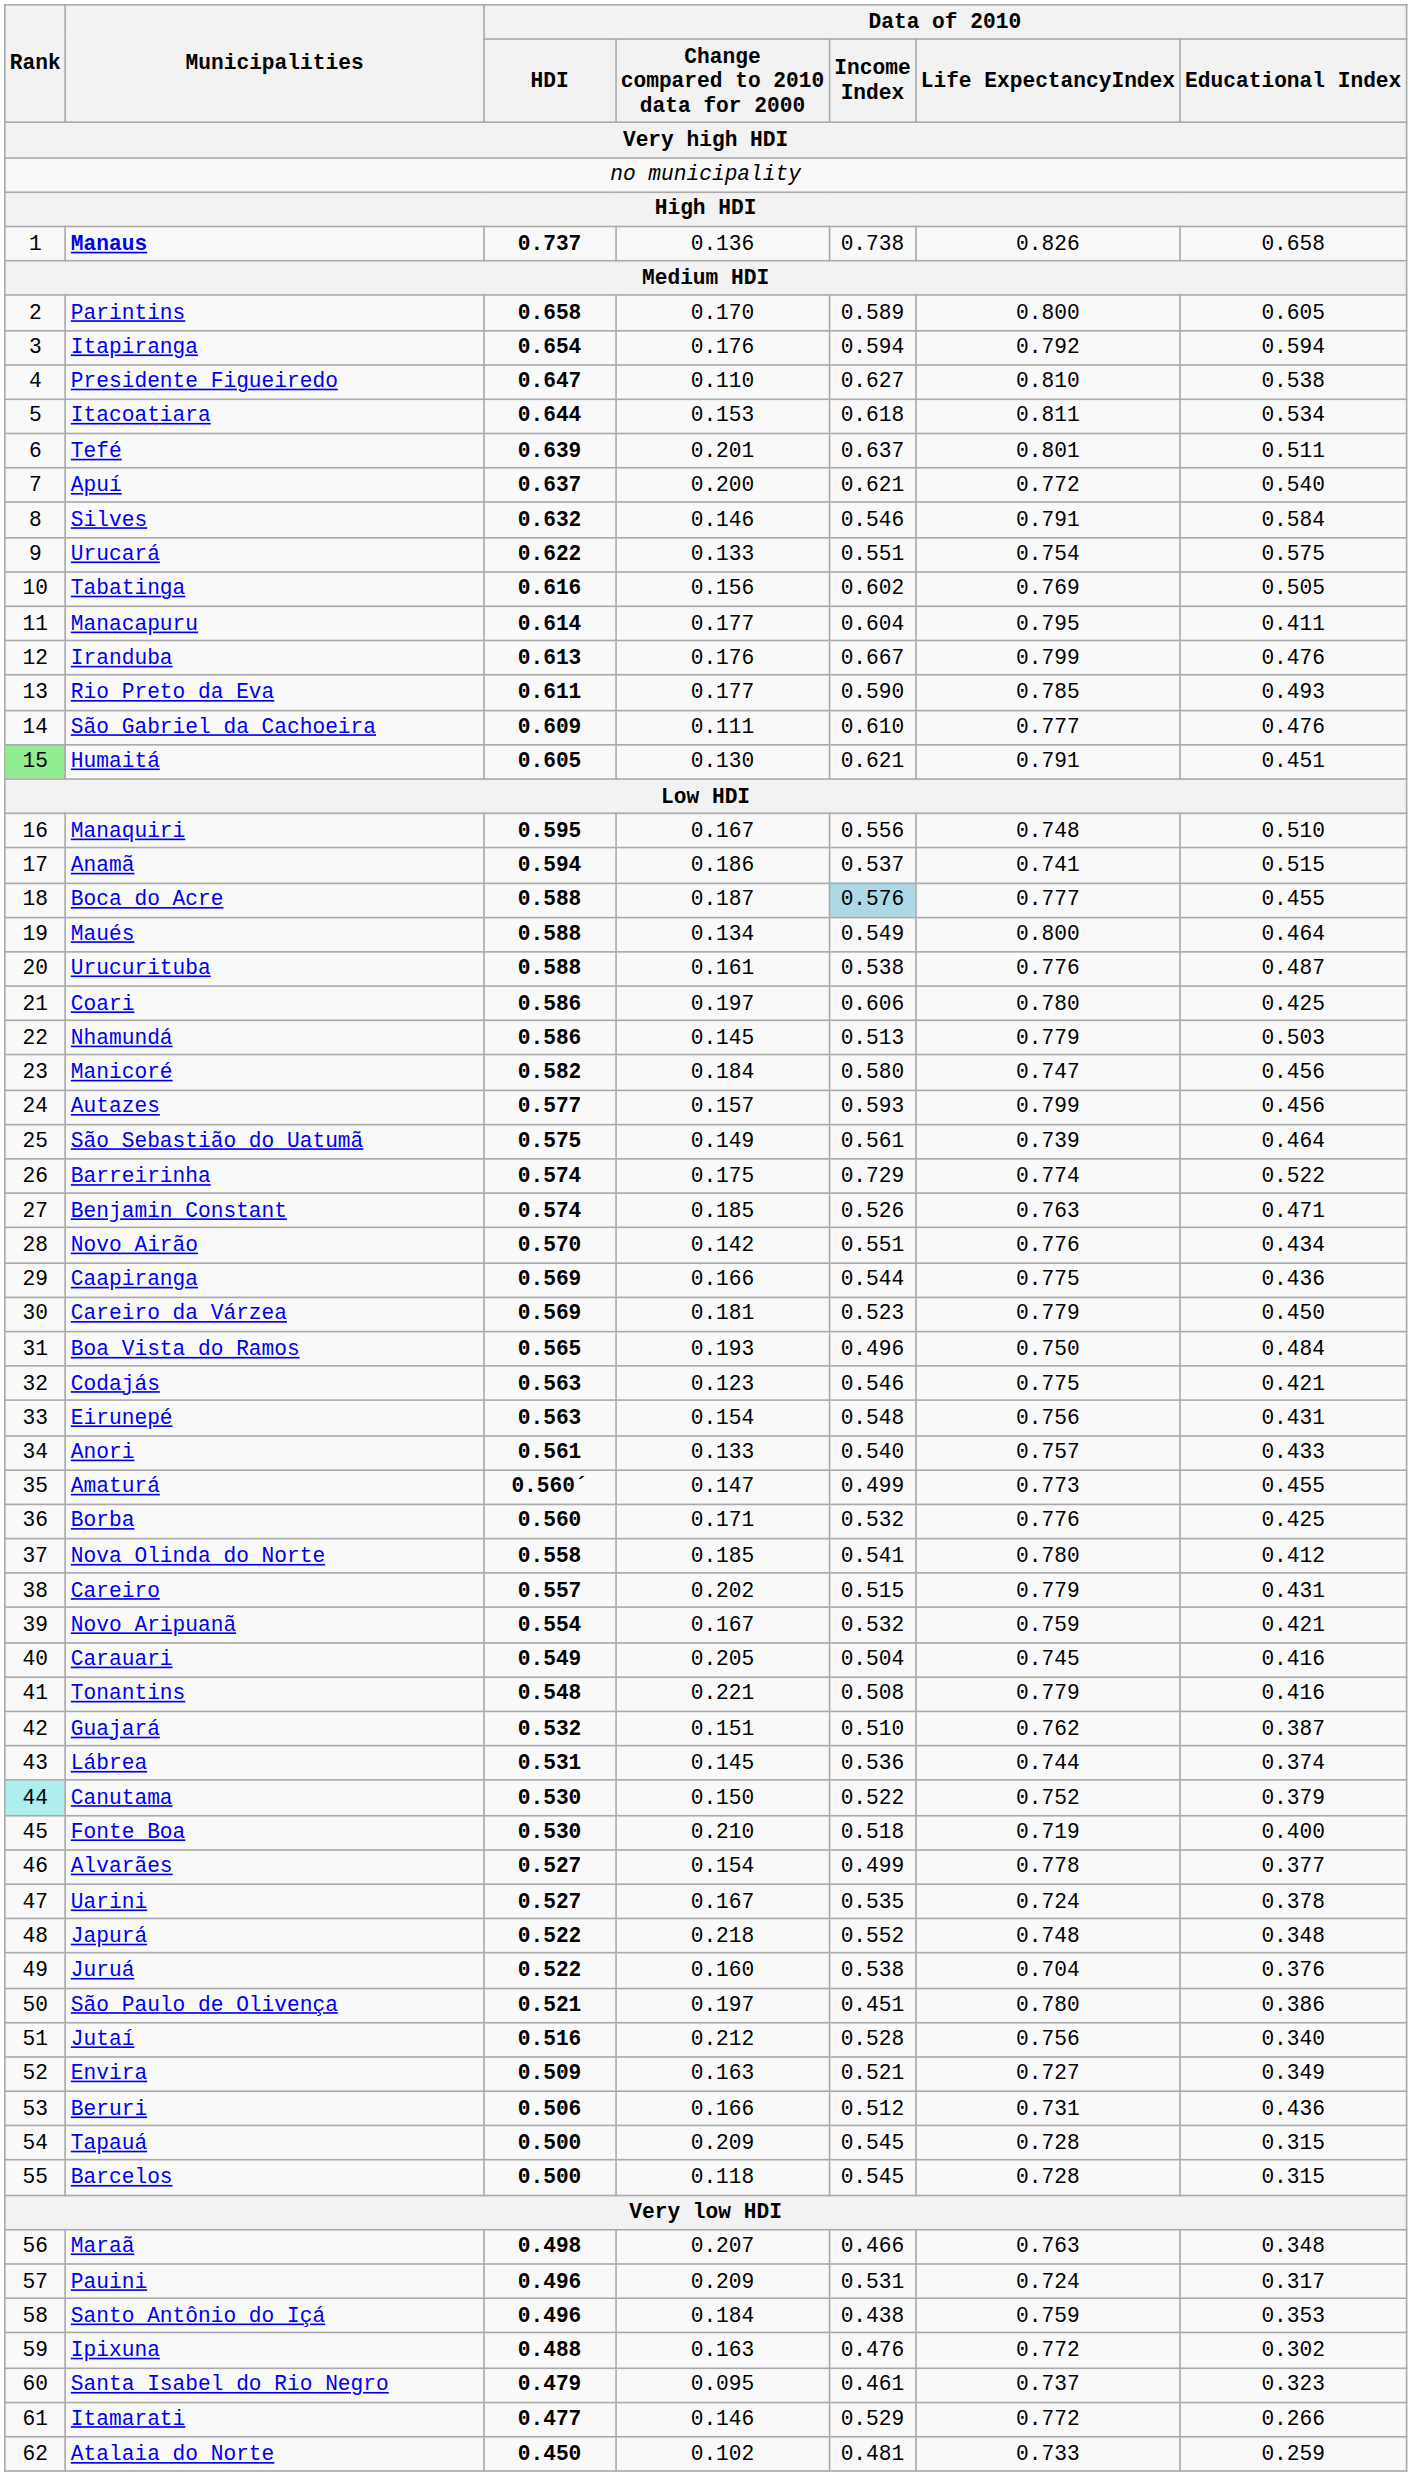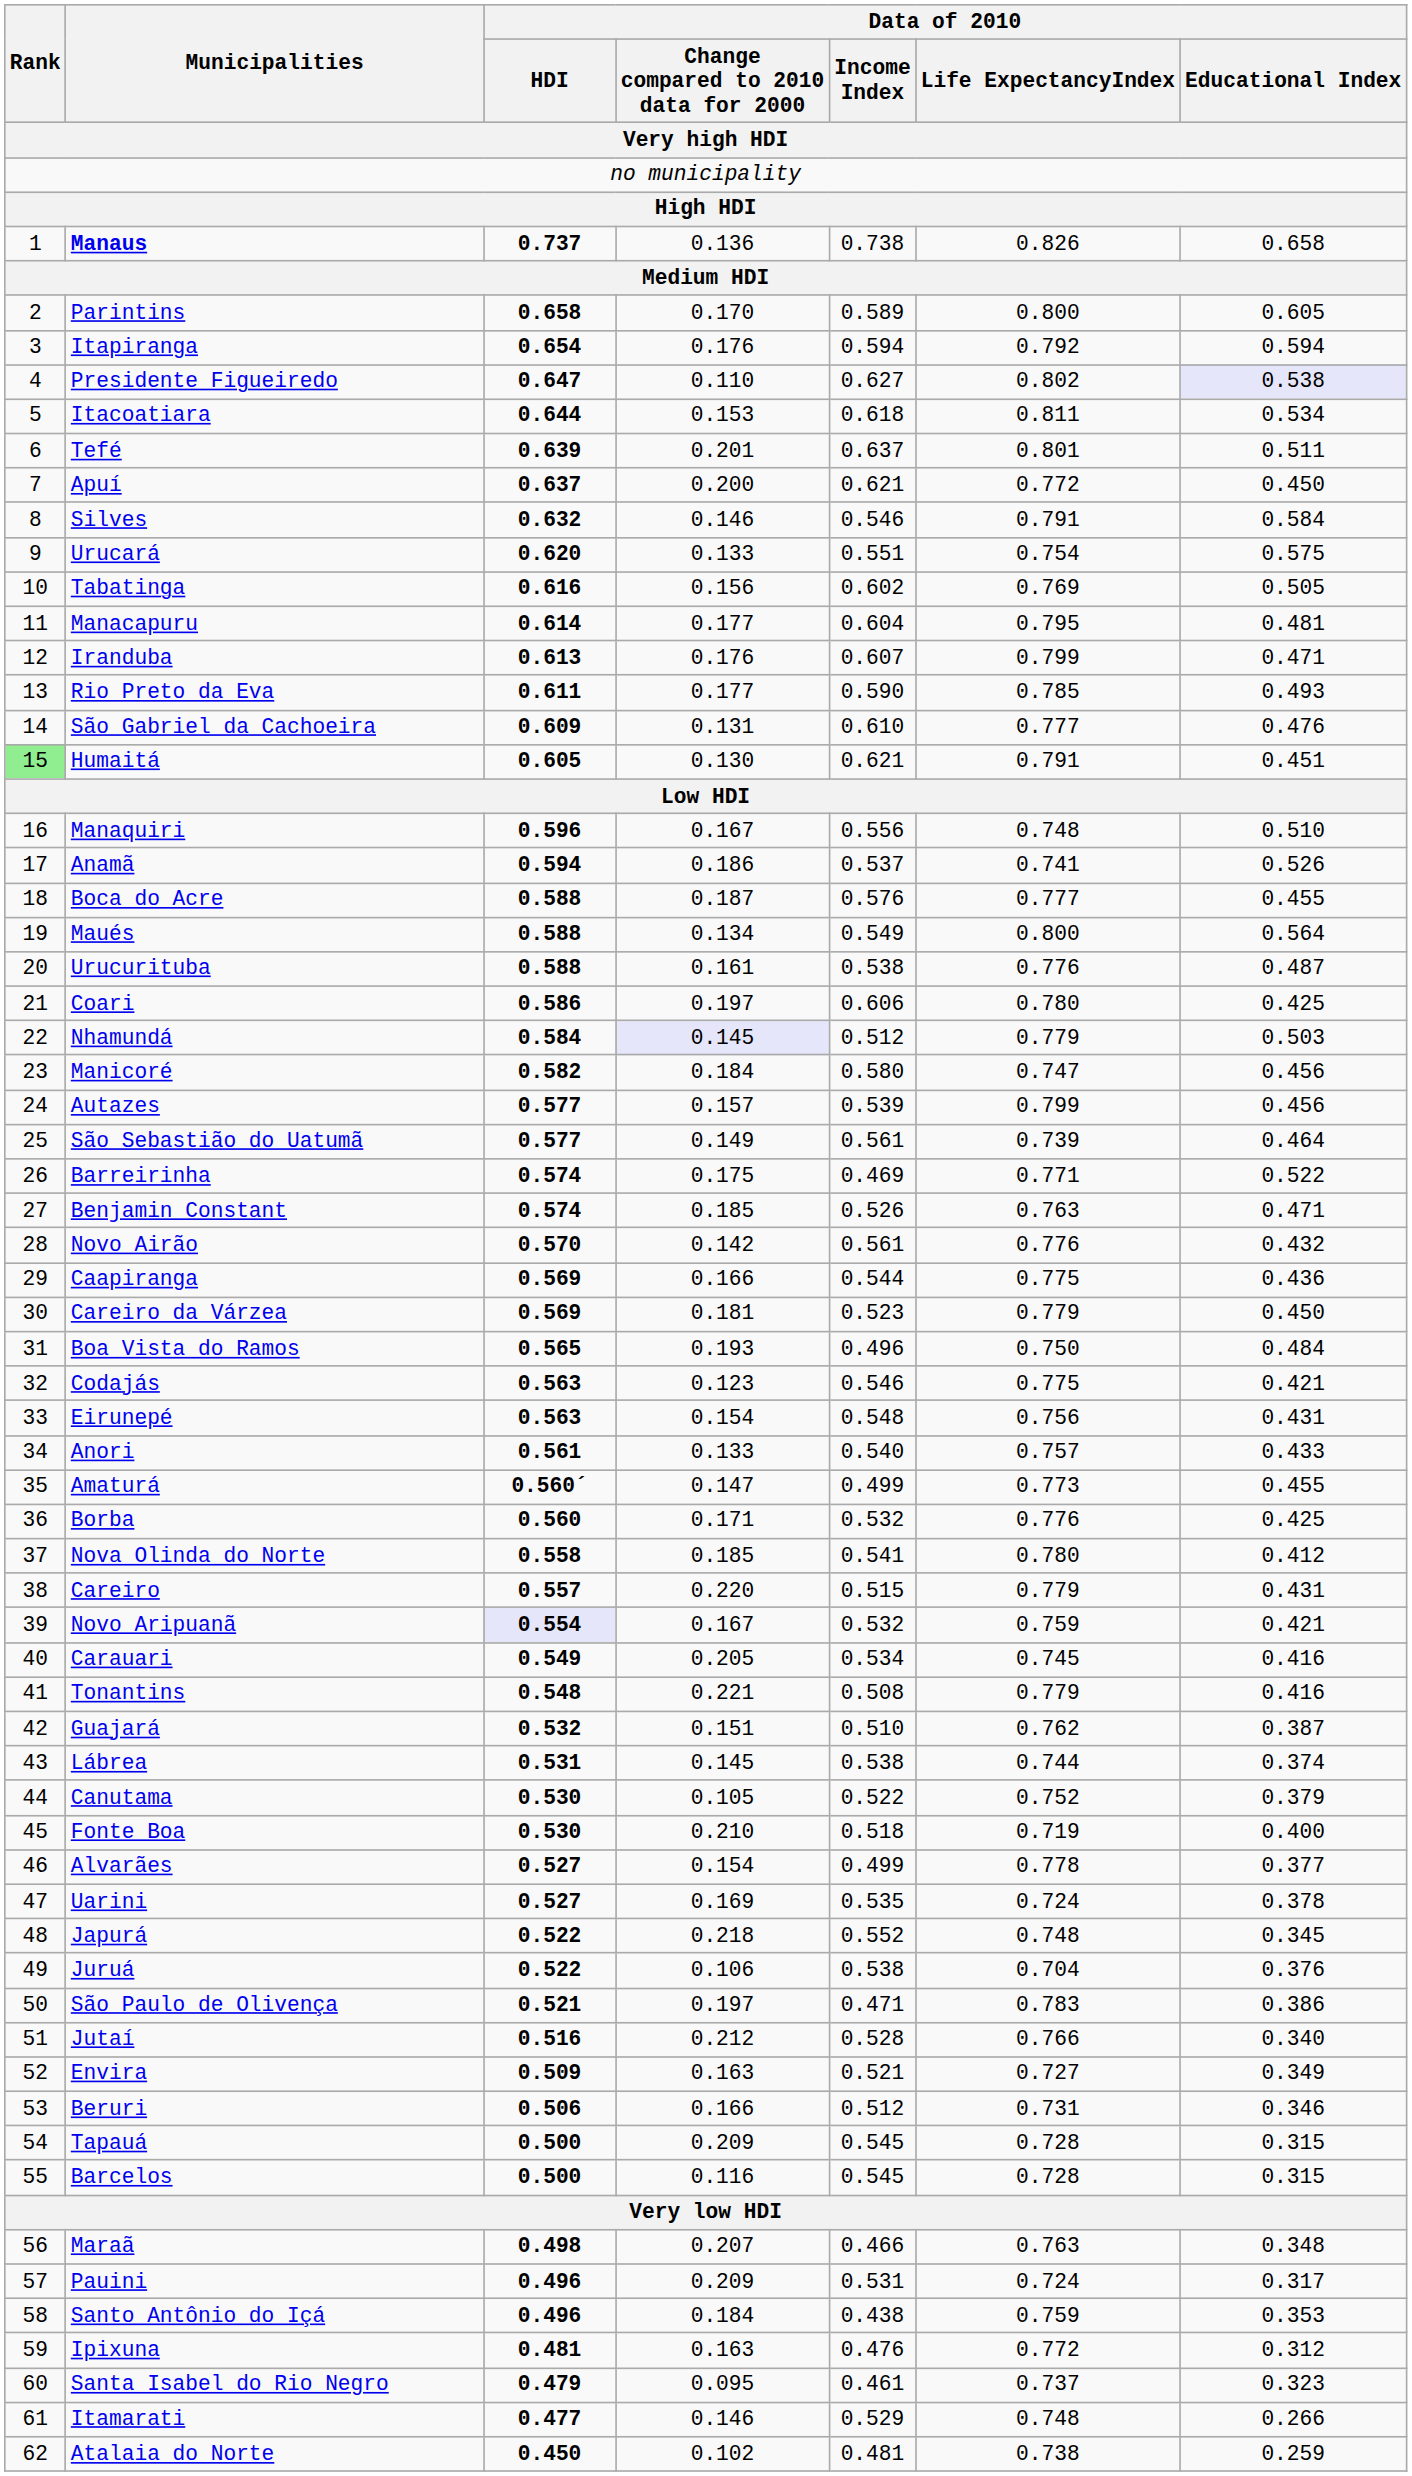(1048, 382) 0.810 -> (1048, 382) 0.802
(1293, 382) no background -> (1293, 382) lavender background
(1293, 485) 0.540 -> (1293, 485) 0.450
(550, 554) 0.622 -> (550, 554) 0.620
(1293, 624) 0.411 -> (1293, 624) 0.481
(872, 658) 0.667 -> (872, 658) 0.607
(1293, 658) 0.476 -> (1293, 658) 0.471
(722, 727) 0.111 -> (722, 727) 0.131
(550, 831) 0.595 -> (550, 831) 0.596
(1293, 865) 0.515 -> (1293, 865) 0.526
(872, 900) lightblue background -> (872, 900) no background
(1293, 934) 0.464 -> (1293, 934) 0.564
(550, 1038) 0.586 -> (550, 1038) 0.584
(722, 1038) no background -> (722, 1038) lavender background
(872, 1038) 0.513 -> (872, 1038) 0.512
(872, 1107) 0.593 -> (872, 1107) 0.539
(550, 1142) 0.575 -> (550, 1142) 0.577
(872, 1176) 0.729 -> (872, 1176) 0.469
(1048, 1176) 0.774 -> (1048, 1176) 0.771
(872, 1245) 0.551 -> (872, 1245) 0.561
(1293, 1245) 0.434 -> (1293, 1245) 0.432
(722, 1591) 0.202 -> (722, 1591) 0.220
(550, 1625) no background -> (550, 1625) lavender background
(872, 1660) 0.504 -> (872, 1660) 0.534
(872, 1763) 0.536 -> (872, 1763) 0.538
(35, 1798) paleturquoise background -> (35, 1798) no background
(722, 1798) 0.150 -> (722, 1798) 0.105
(722, 1901) 0.167 -> (722, 1901) 0.169
(1293, 1936) 0.348 -> (1293, 1936) 0.345
(722, 1970) 0.160 -> (722, 1970) 0.106
(872, 2005) 0.451 -> (872, 2005) 0.471
(1048, 2005) 0.780 -> (1048, 2005) 0.783
(1048, 2040) 0.756 -> (1048, 2040) 0.766
(1293, 2109) 0.436 -> (1293, 2109) 0.346
(722, 2178) 0.118 -> (722, 2178) 0.116
(550, 2350) 0.488 -> (550, 2350) 0.481
(1293, 2350) 0.302 -> (1293, 2350) 0.312
(1048, 2419) 0.772 -> (1048, 2419) 0.748
(1048, 2454) 0.733 -> (1048, 2454) 0.738
